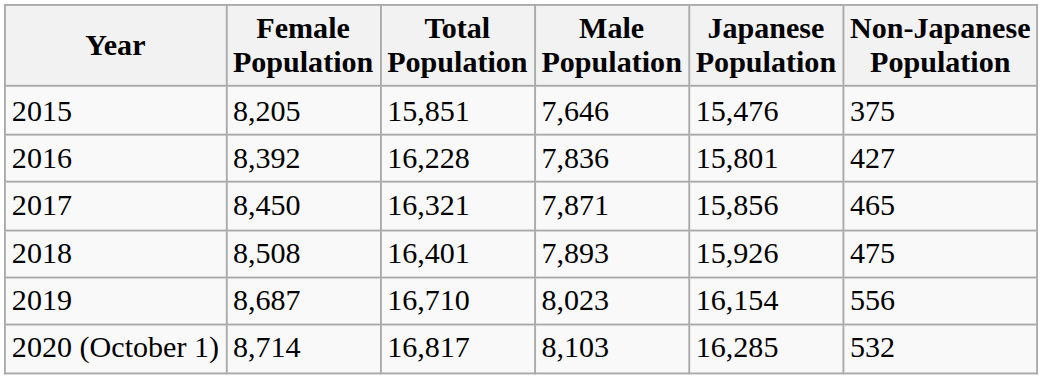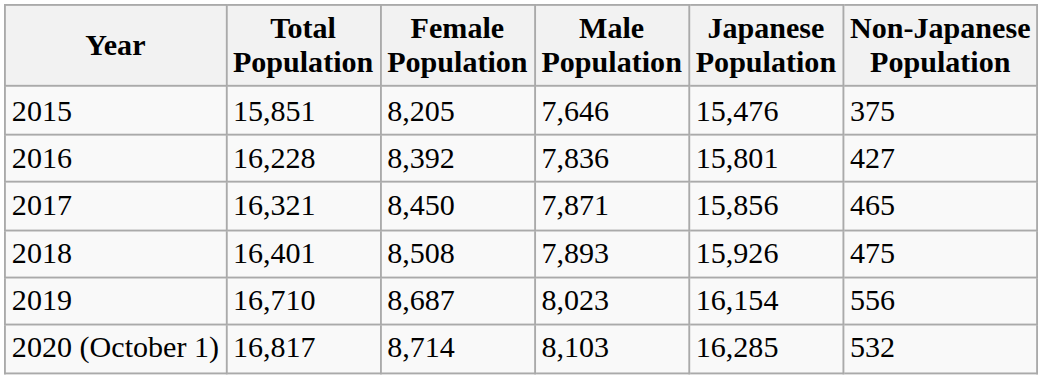columns swapped: (457, 45) <-> (303, 45)
